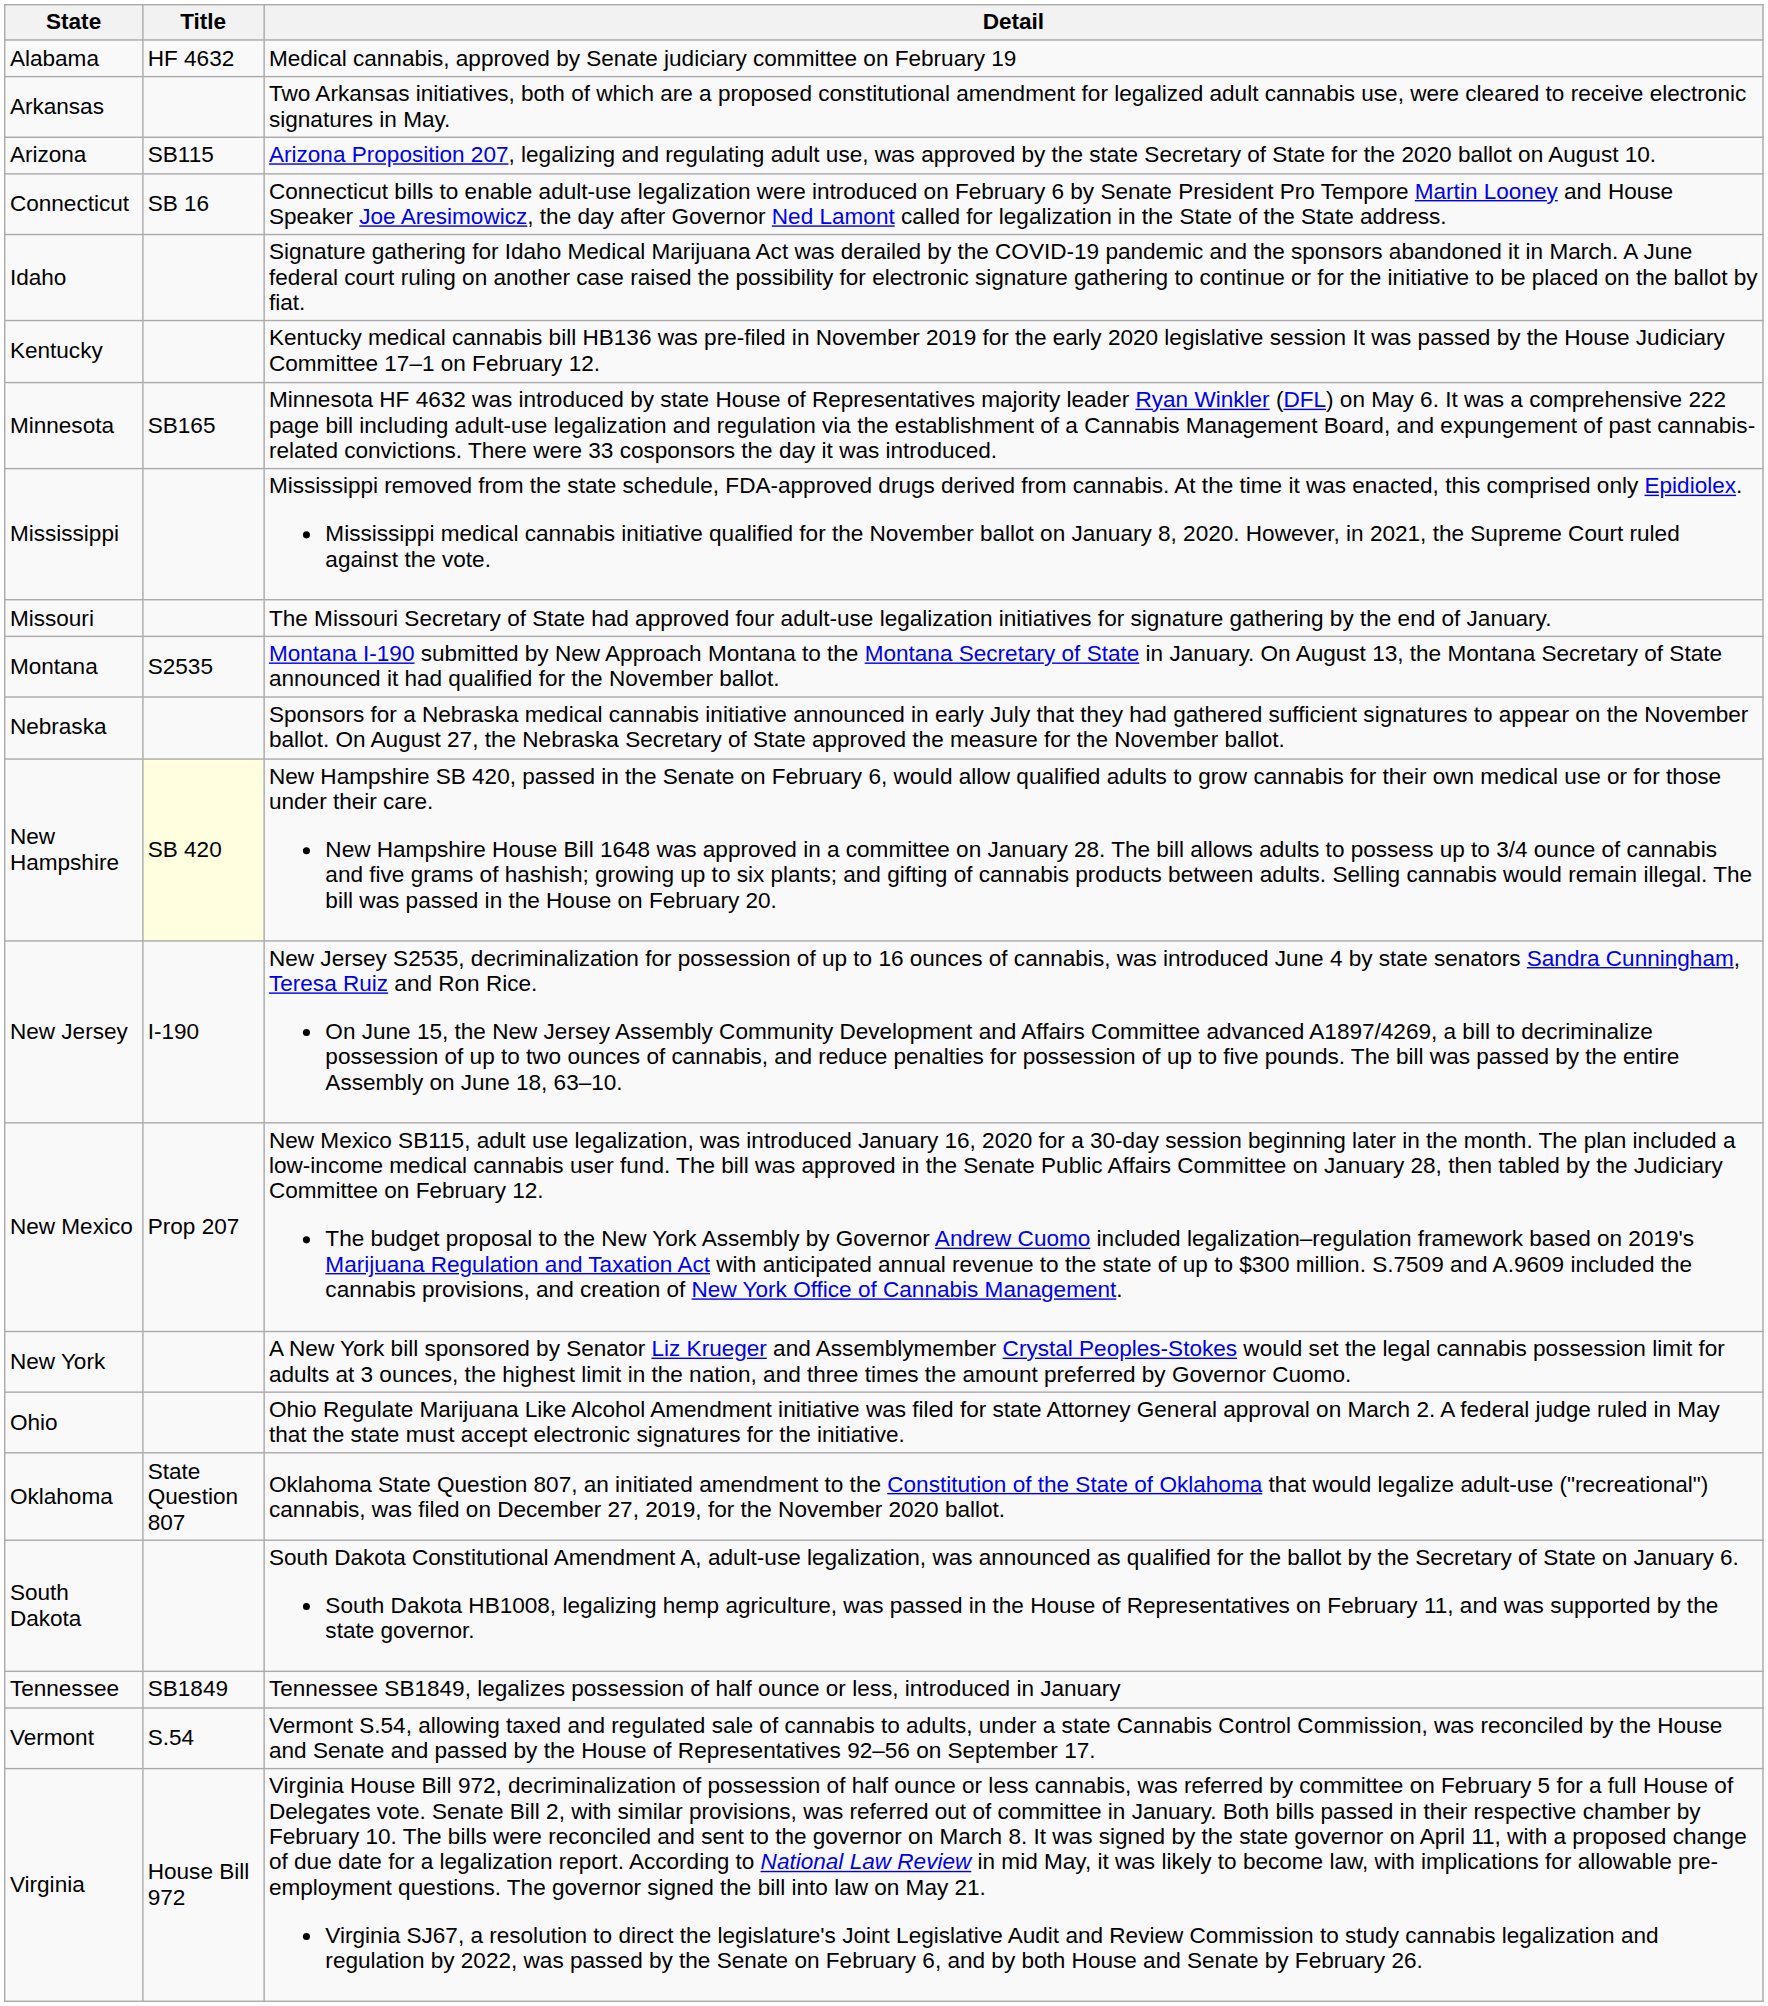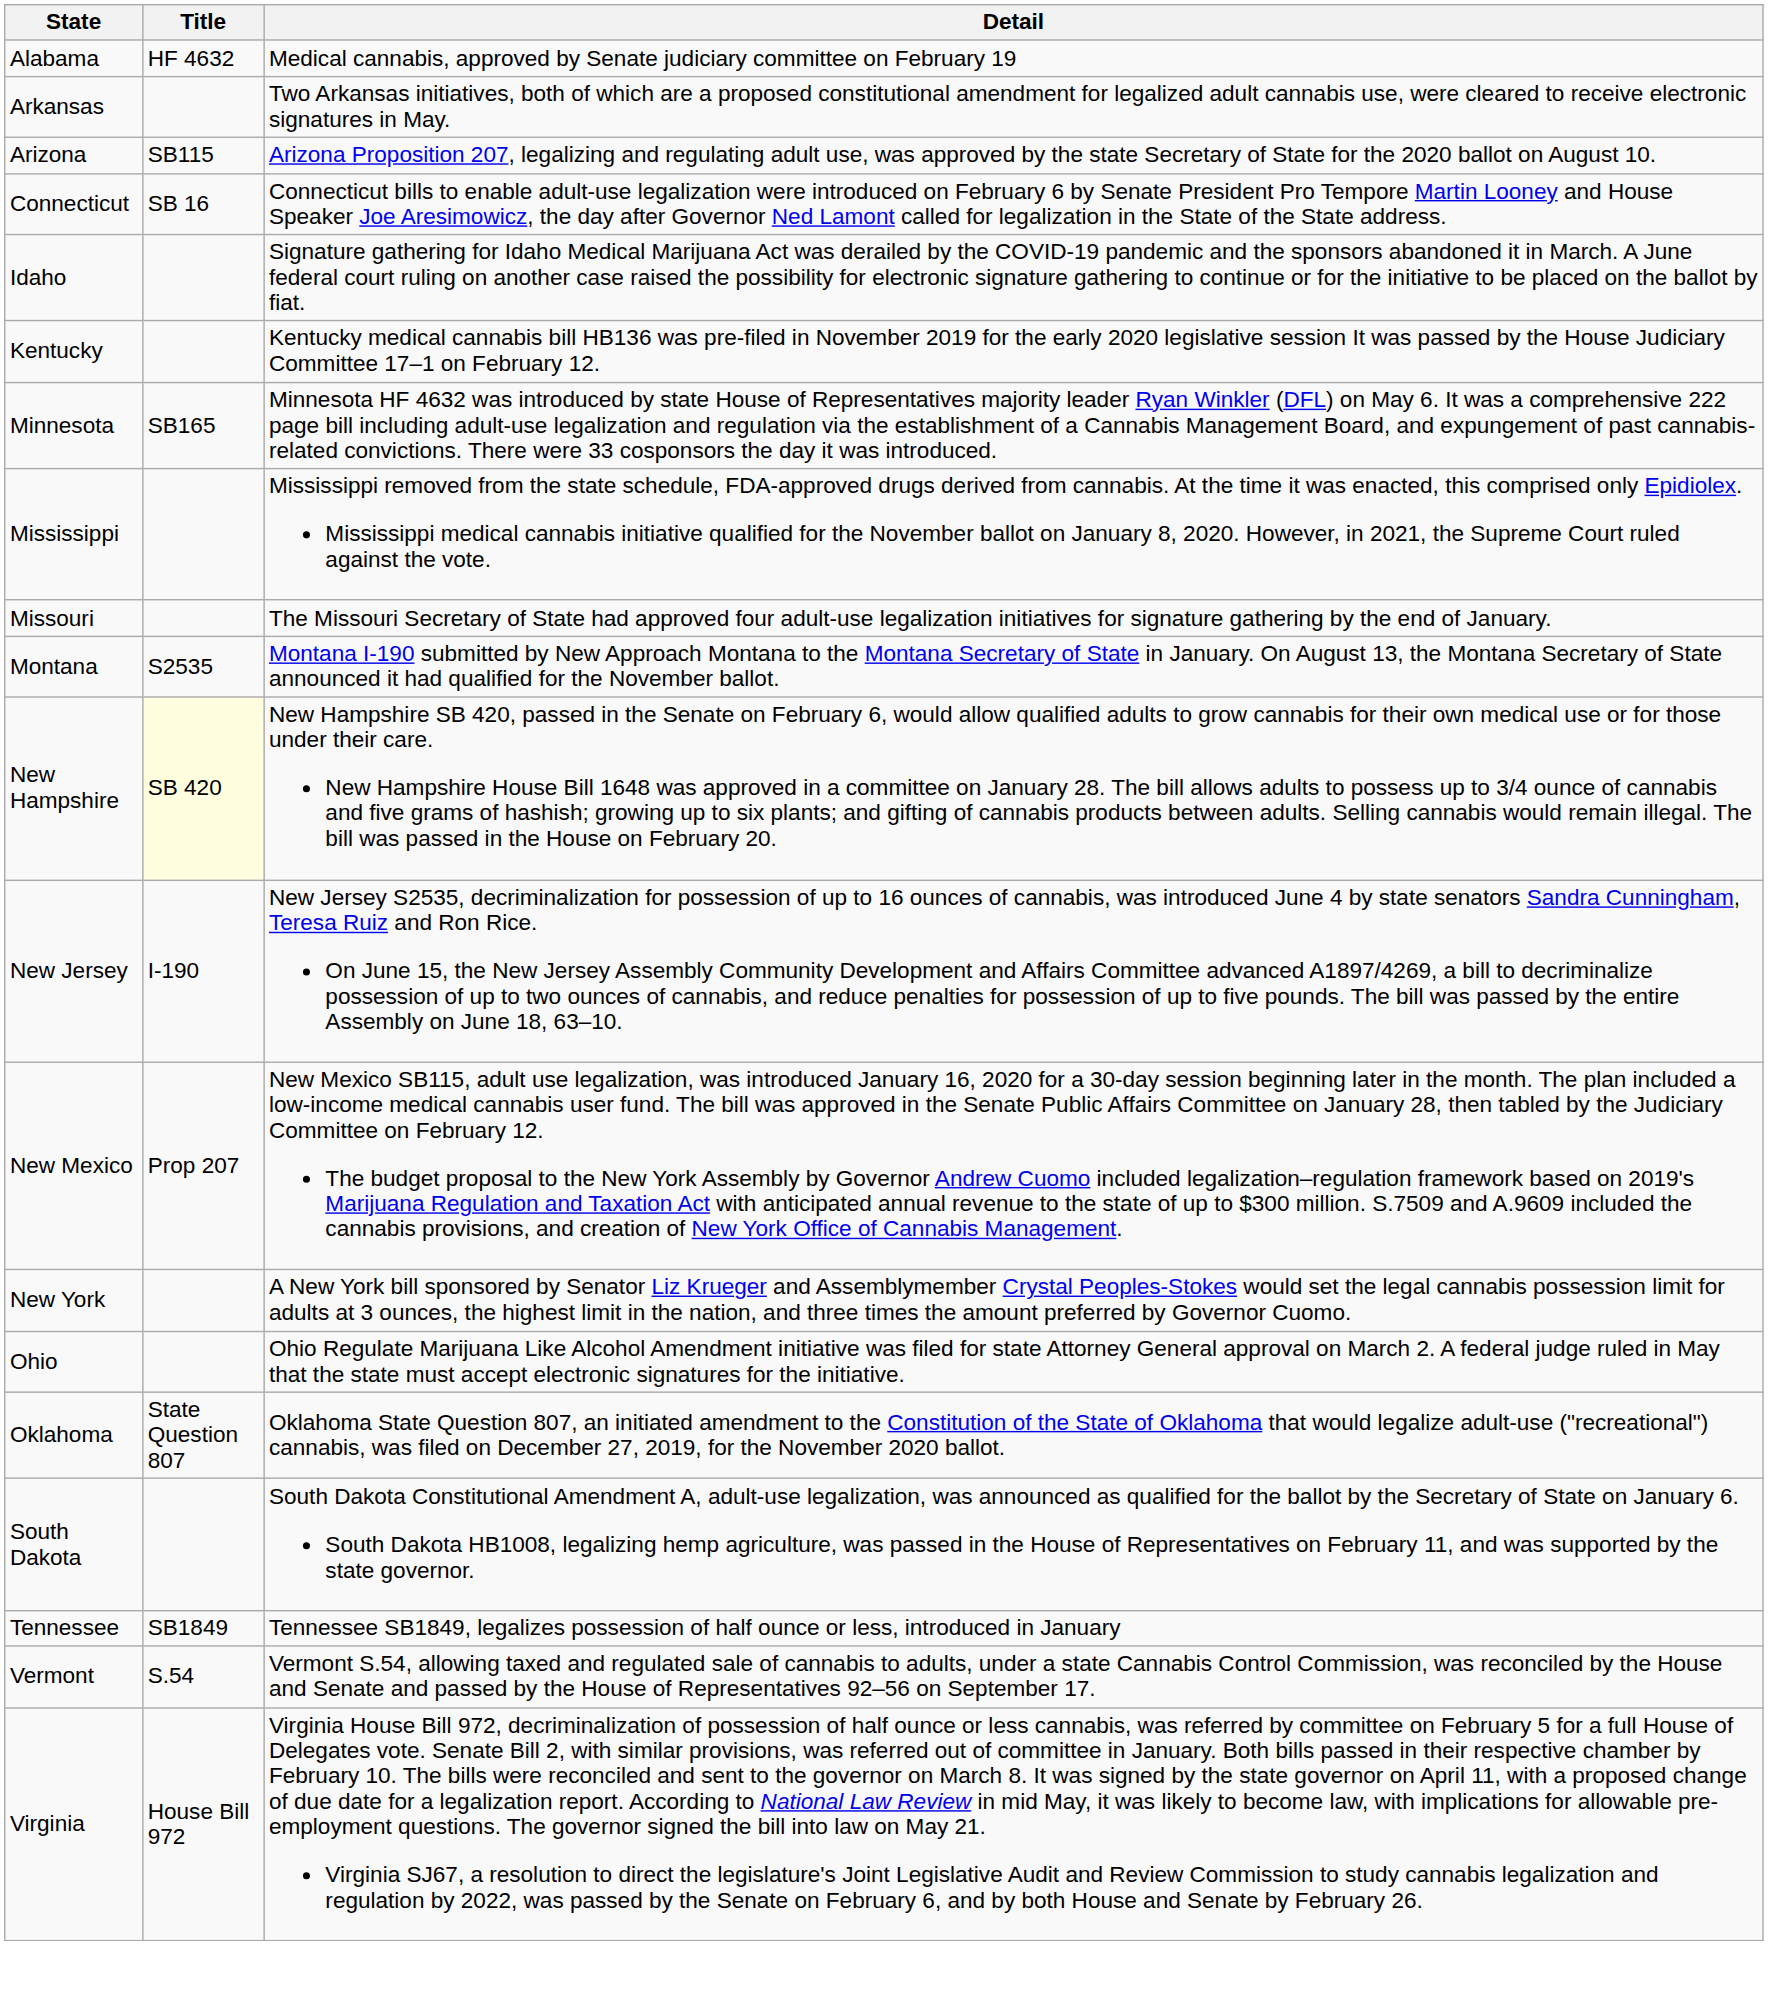- row: (58, 727)
